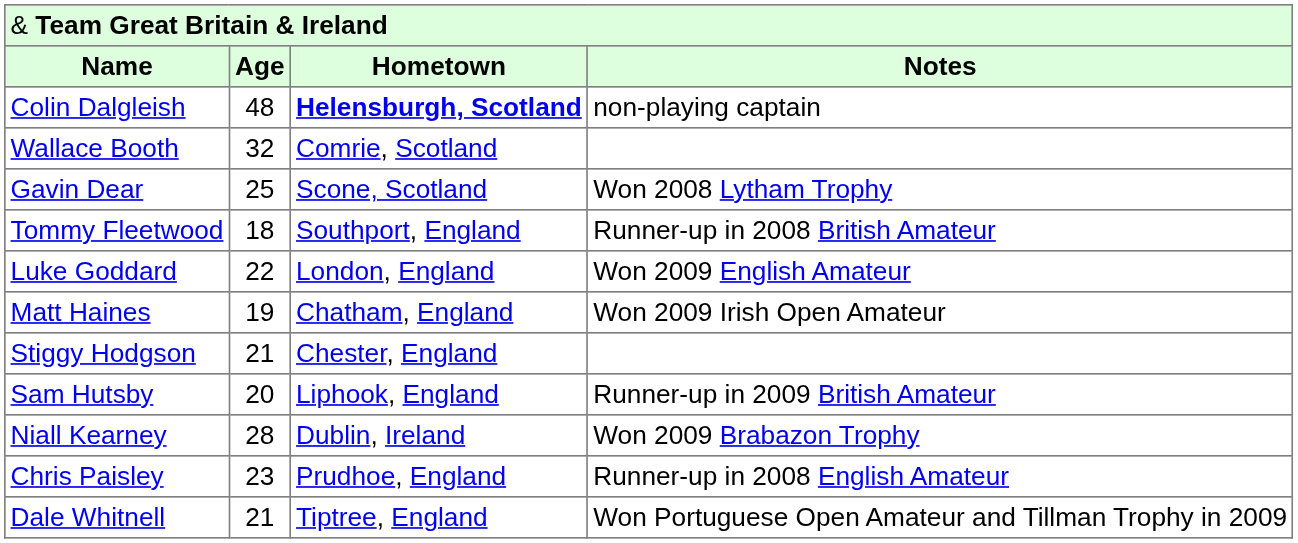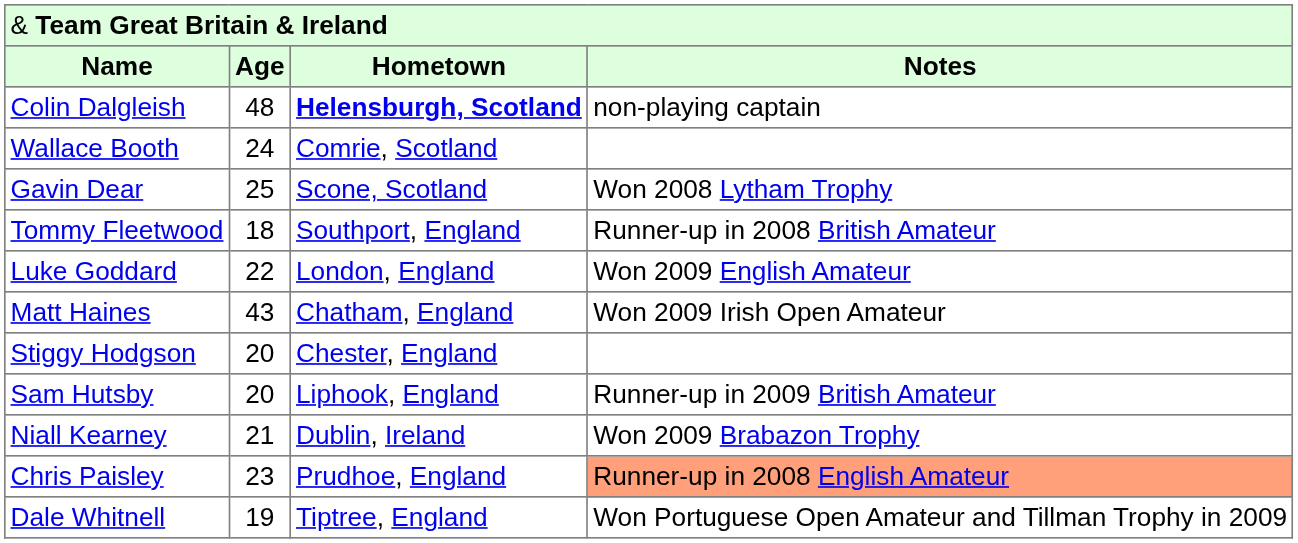(260, 148) 32 -> (260, 148) 24
(260, 312) 19 -> (260, 312) 43
(260, 352) 21 -> (260, 352) 20
(260, 434) 28 -> (260, 434) 21
(801, 476) no background -> (801, 476) lightsalmon background
(260, 516) 21 -> (260, 516) 19
